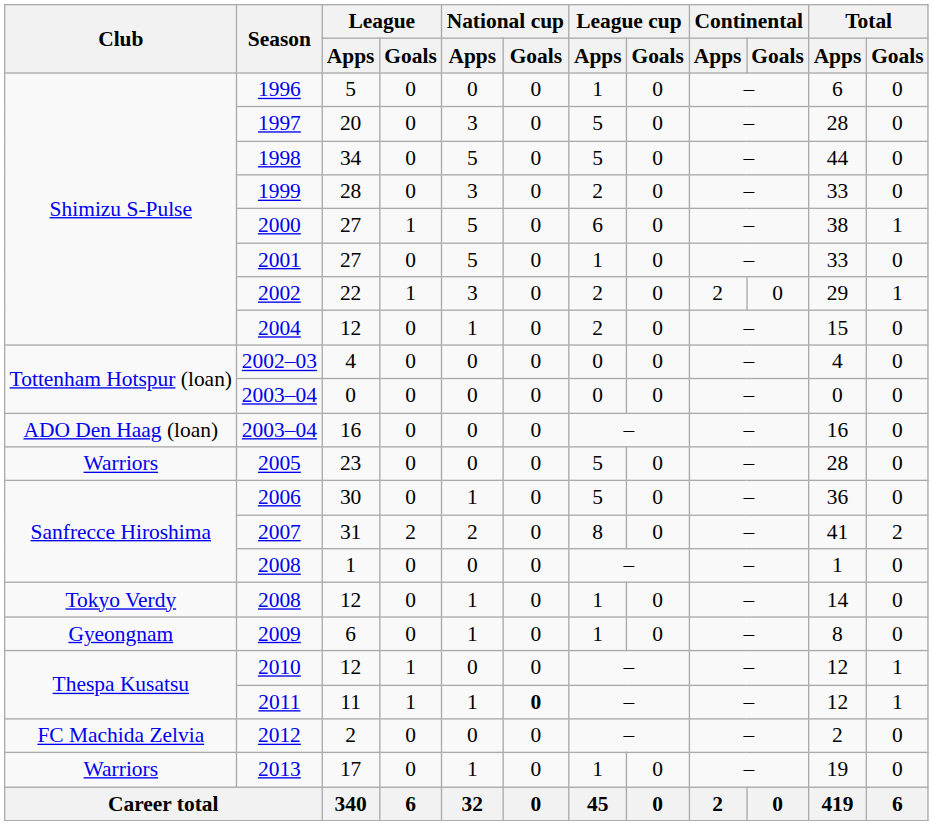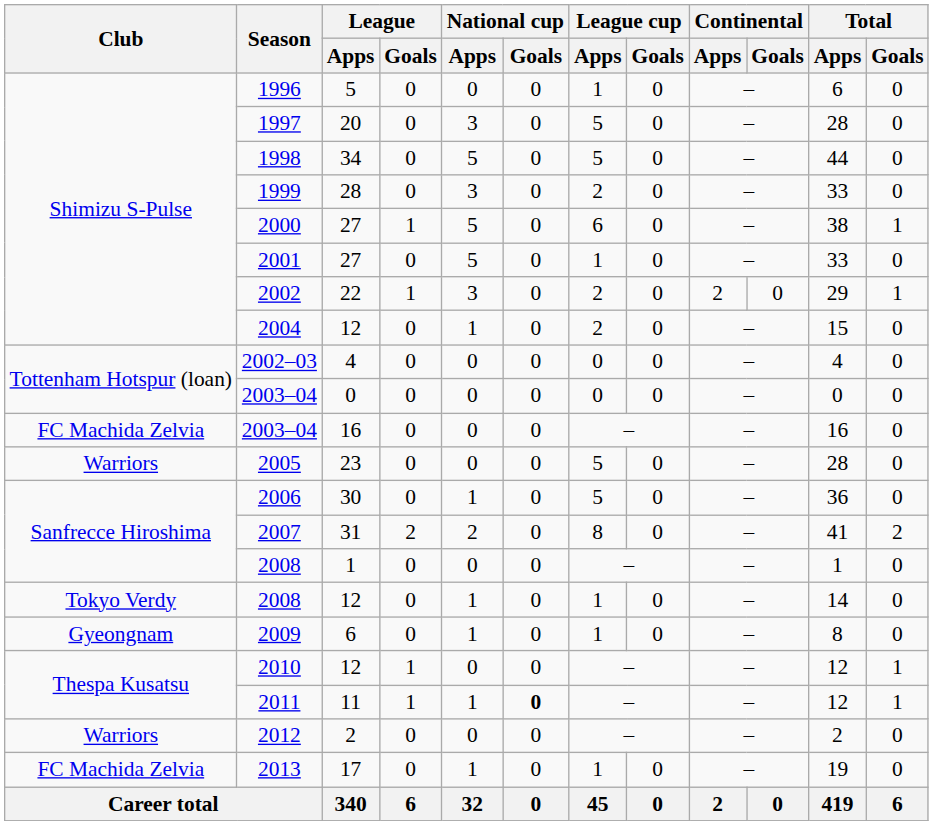(121, 429) ADO Den Haag (loan) -> (121, 429) FC Machida Zelvia
(121, 735) FC Machida Zelvia -> (121, 735) Warriors
(121, 769) Warriors -> (121, 769) FC Machida Zelvia
